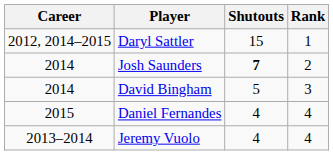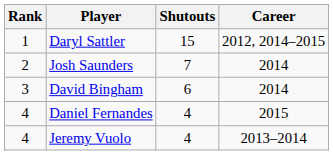columns swapped: (308, 16) <-> (59, 16)
(256, 65) bold -> (187, 65) normal
(256, 89) 5 -> (187, 89) 6
